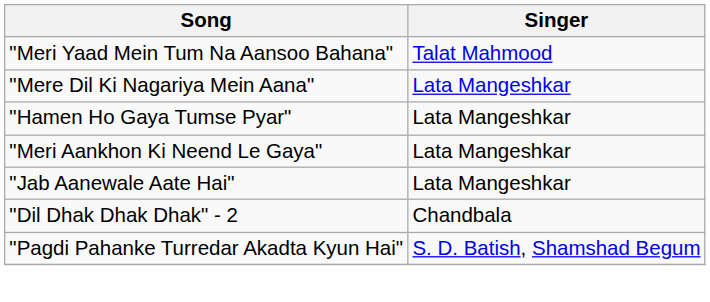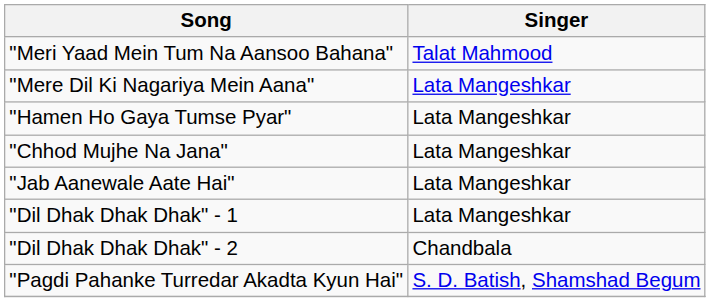- row: (166, 150)
+ row: (119, 150)
+ row: (124, 215)
